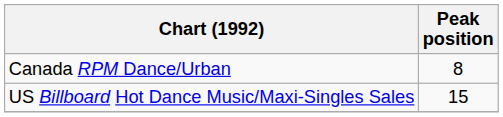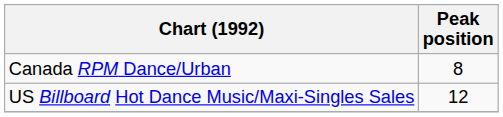(458, 97) 15 -> (458, 97) 12
